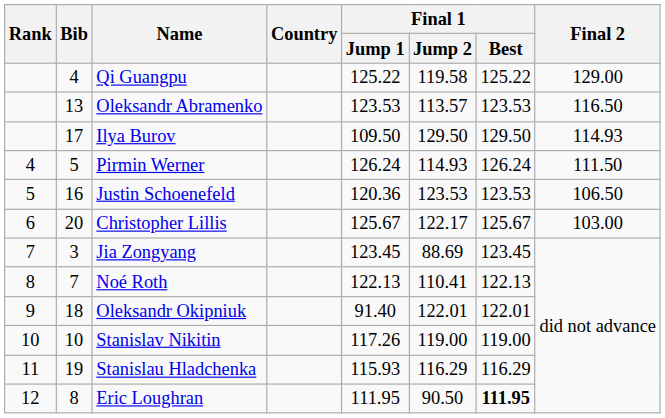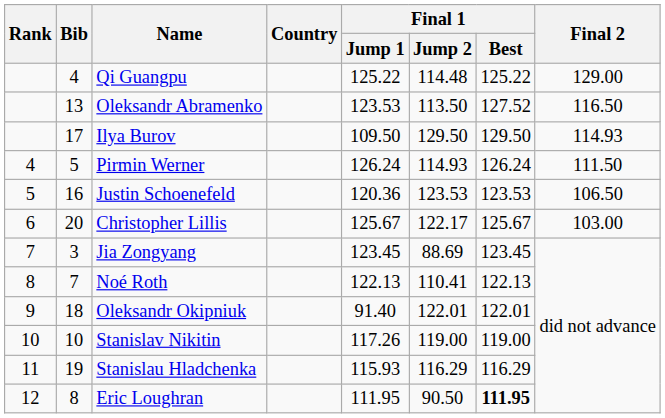(443, 77) 119.58 -> (443, 77) 114.48
(443, 106) 113.57 -> (443, 106) 113.50
(506, 106) 123.53 -> (506, 106) 127.52
